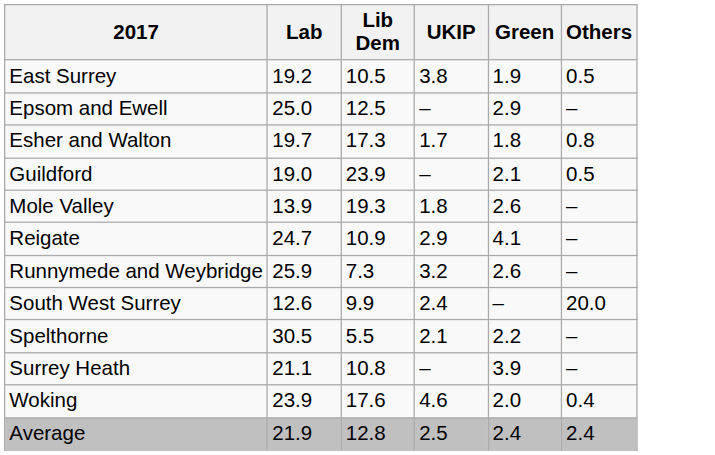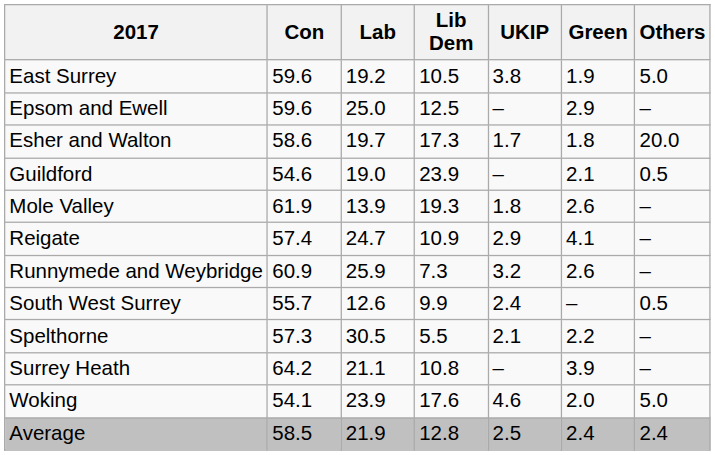+ column: (304, 32)
(580, 76) 0.5 -> (654, 76) 5.0
(580, 141) 0.8 -> (659, 141) 20.0
(586, 303) 20.0 -> (654, 303) 0.5
(580, 401) 0.4 -> (654, 401) 5.0
